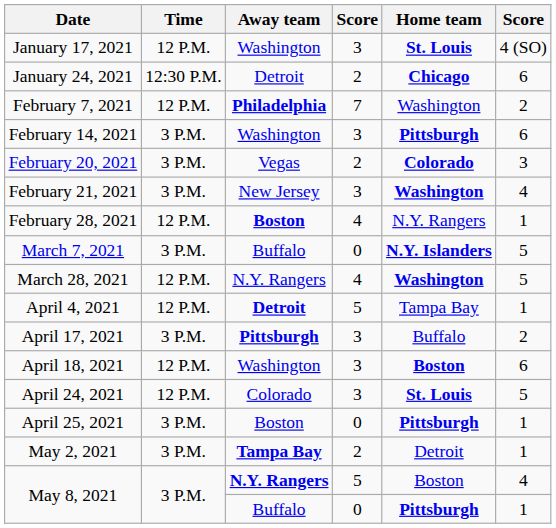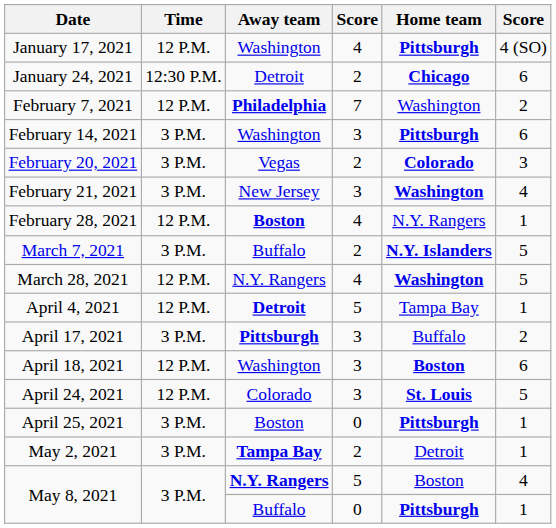(357, 47) 3 -> (357, 47) 4
(439, 47) St. Louis -> (439, 47) Pittsburgh
(357, 249) 0 -> (357, 249) 2
